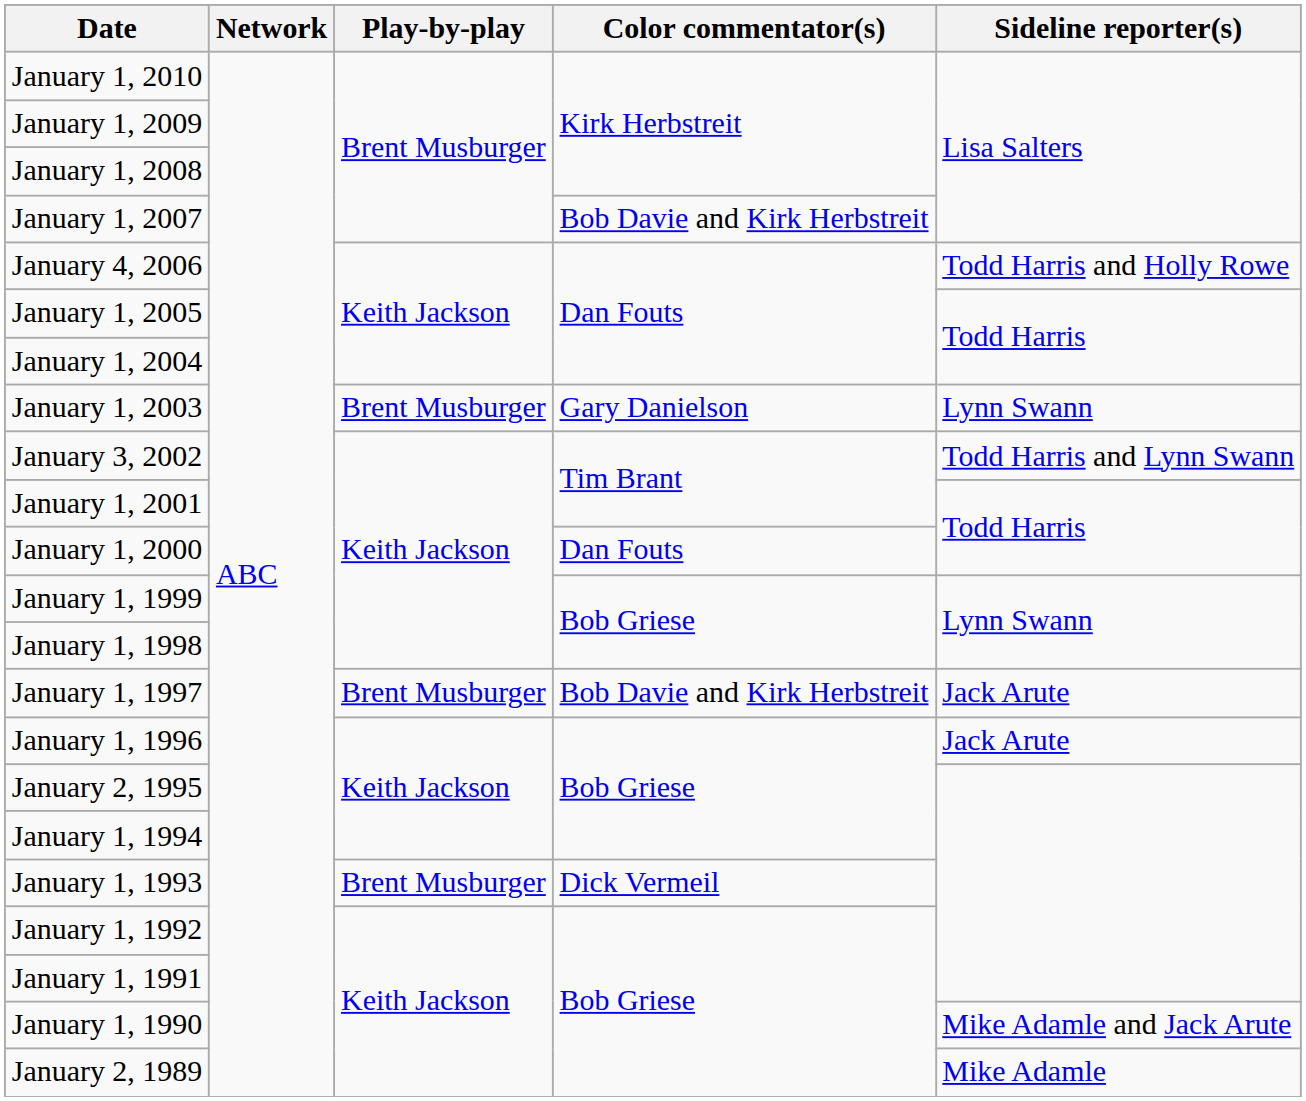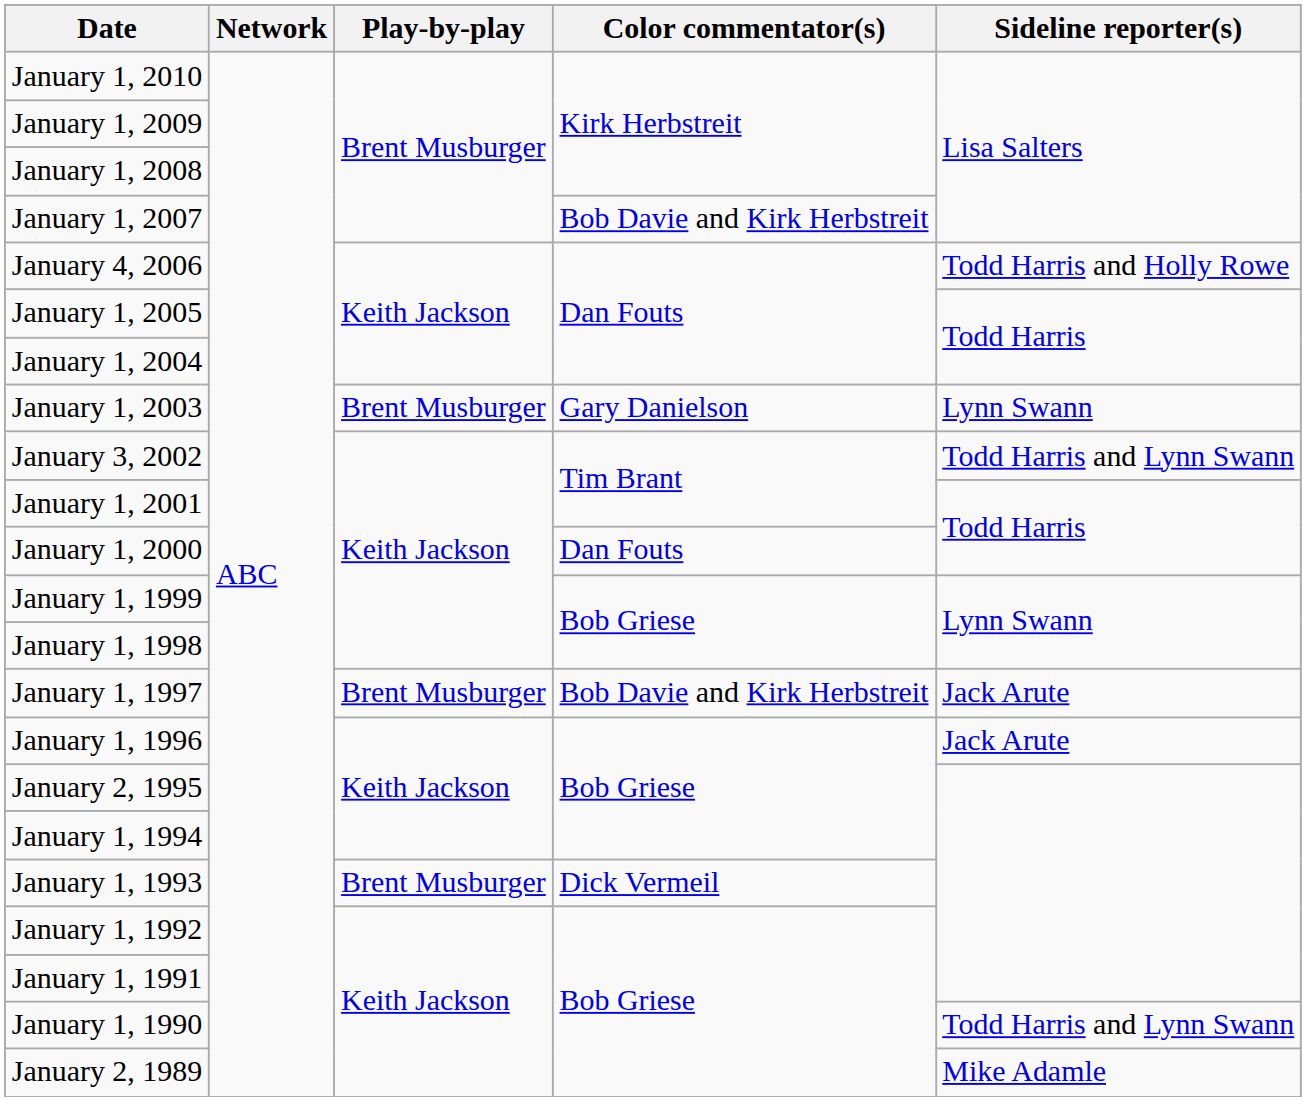(1117, 1024) Mike Adamle and Jack Arute -> (1118, 1024) Todd Harris and Lynn Swann
